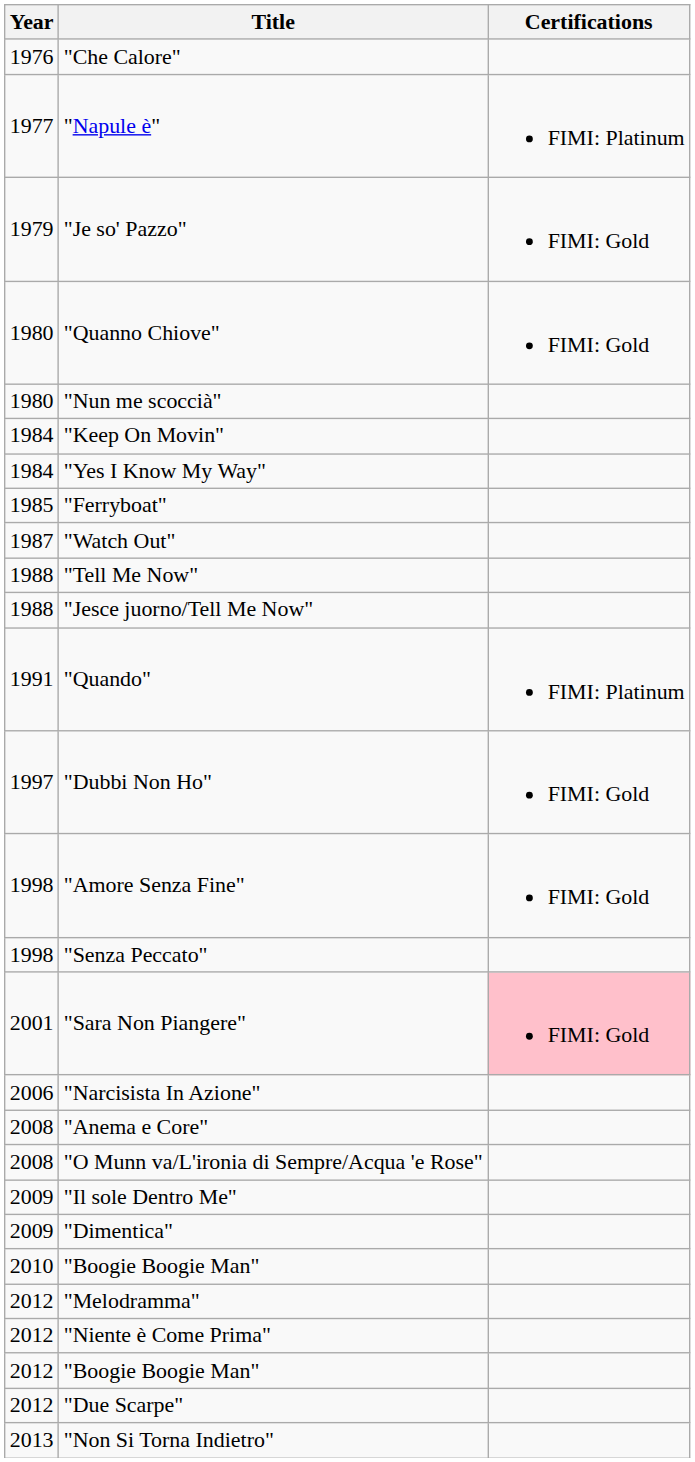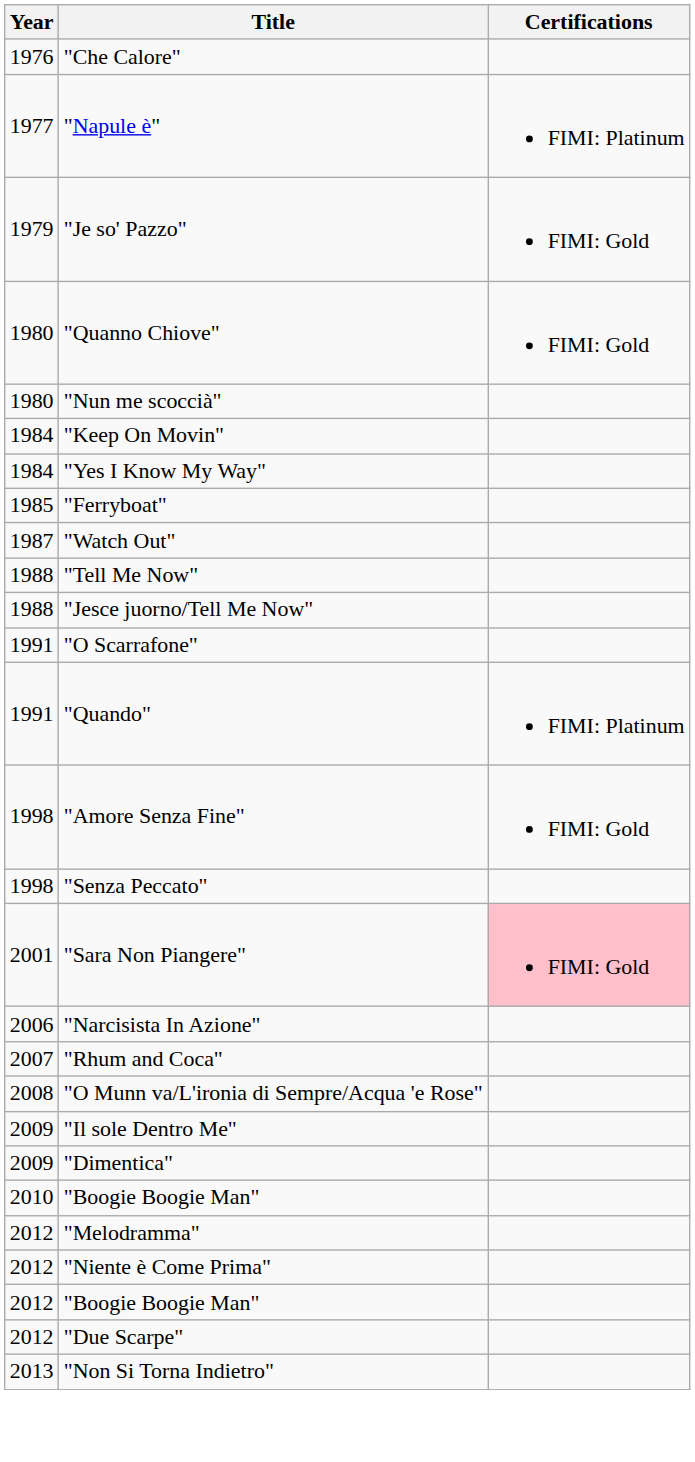+ row: (32, 644)
- row: (32, 782)
+ row: (32, 1058)
- row: (32, 1127)
